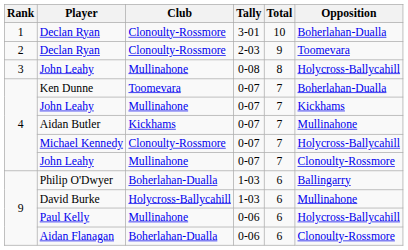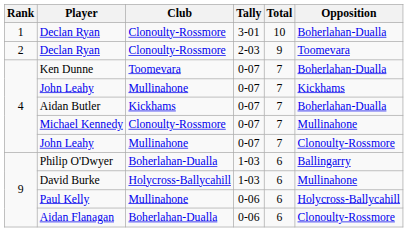- row: (67, 69)
(327, 124) Mullinahone -> (342, 106) Boherlahan-Dualla
(349, 143) Holycross-Ballycahill -> (327, 124) Mullinahone
